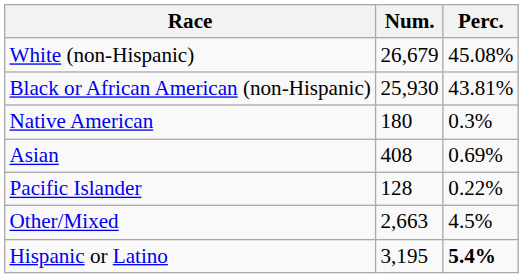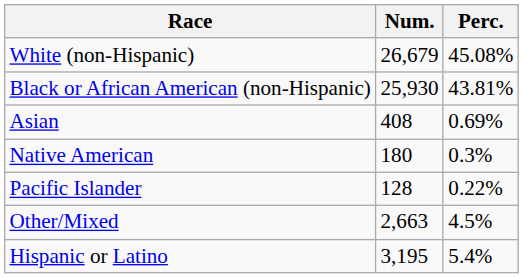rows swapped: (81, 121) <-> (34, 155)
(472, 255) bold -> (470, 255) normal
